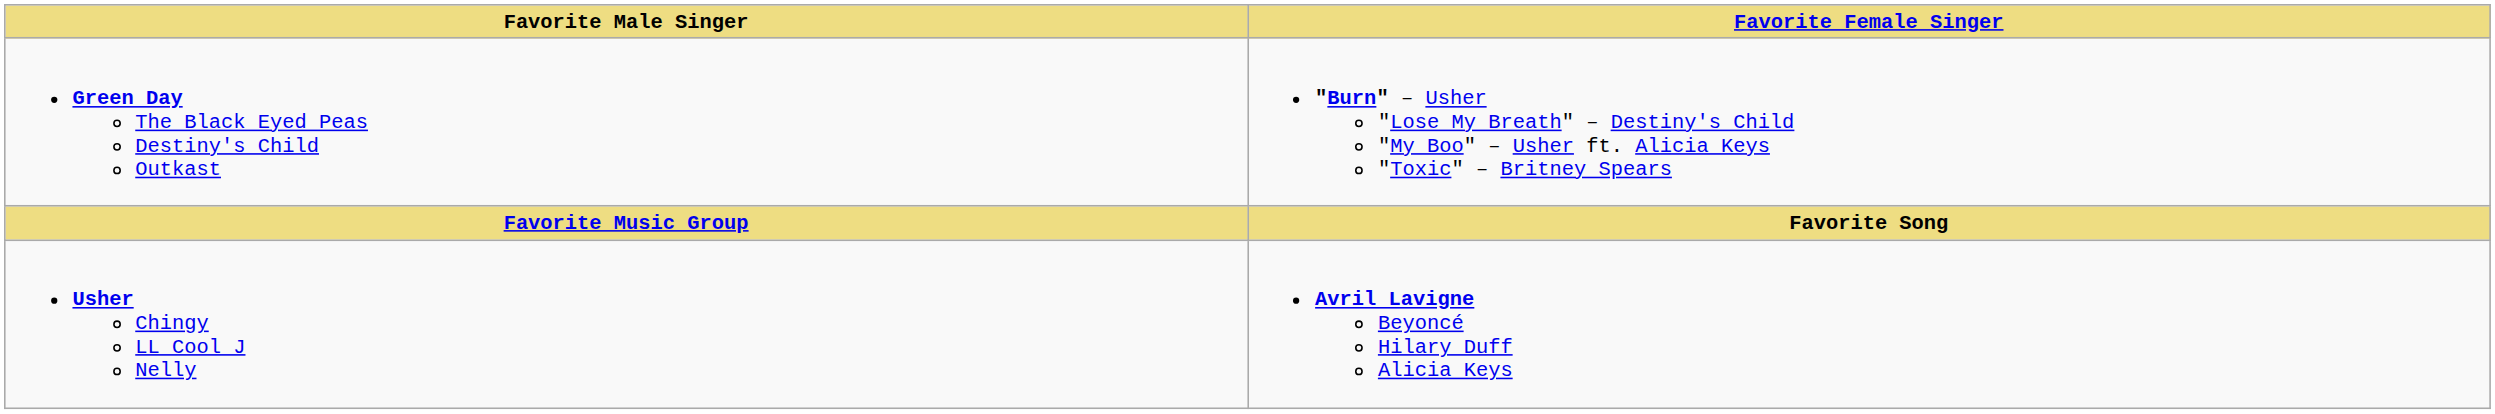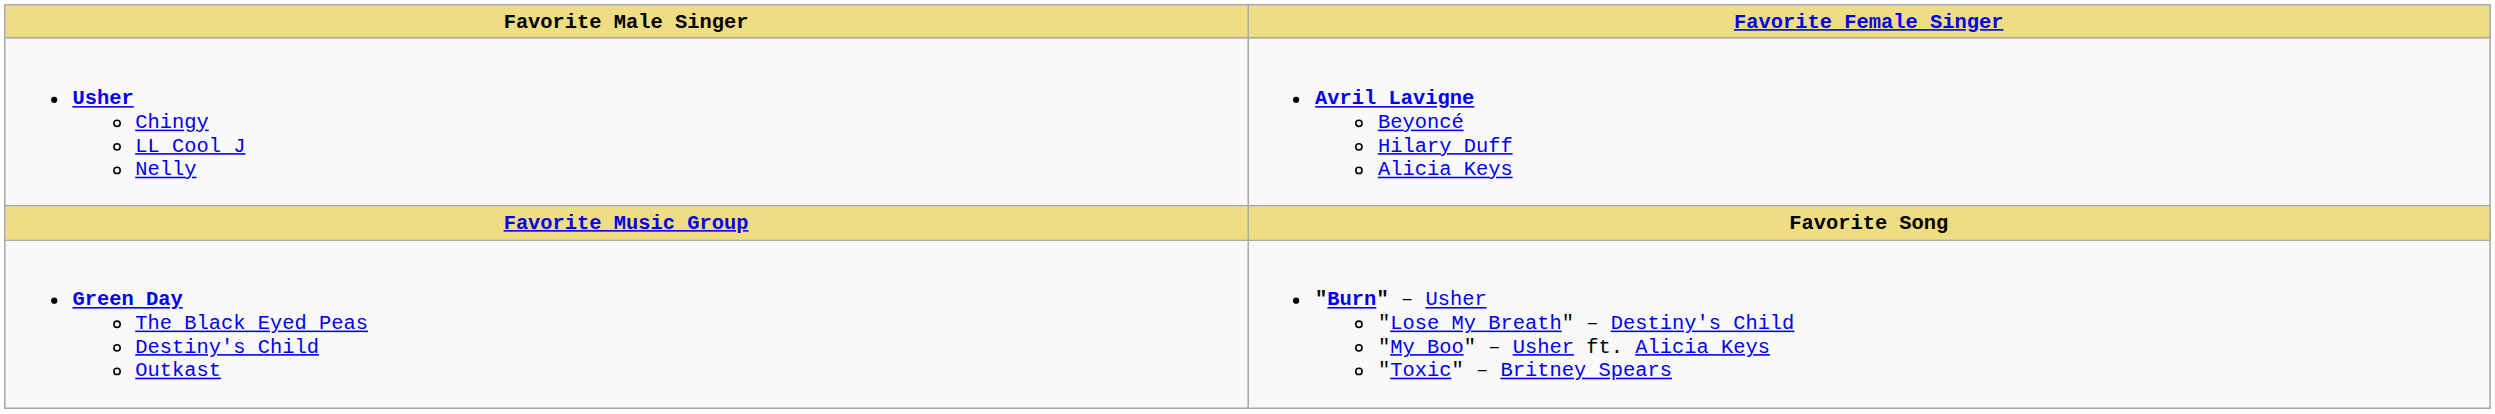rows swapped: (626, 336) <-> (626, 134)
